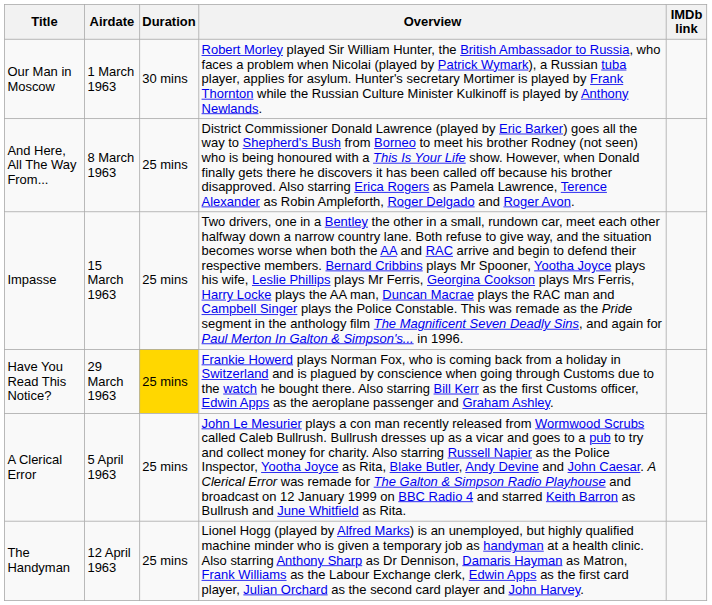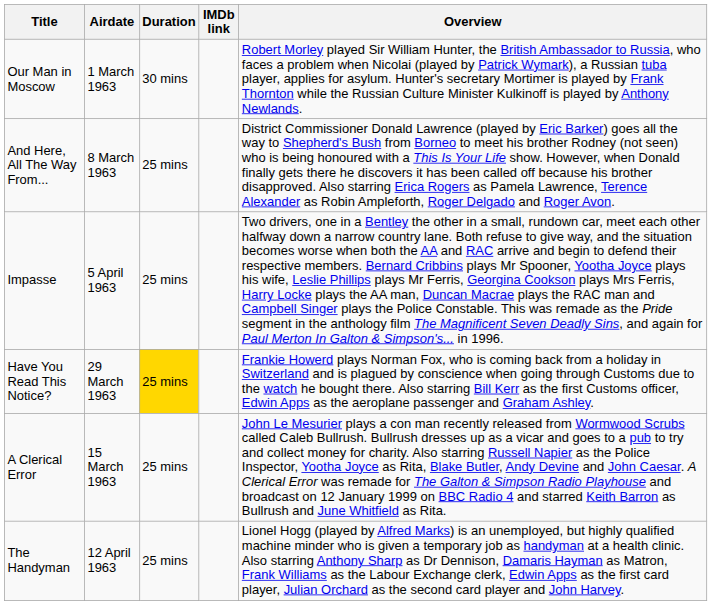columns swapped: (432, 22) <-> (687, 22)
(105, 280) 15 March 1963 -> (105, 280) 5 April 1963
(105, 467) 5 April 1963 -> (105, 467) 15 March 1963
